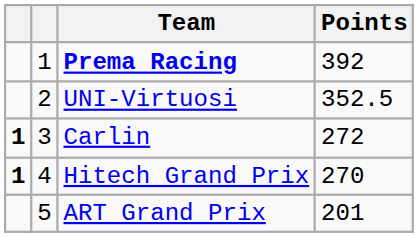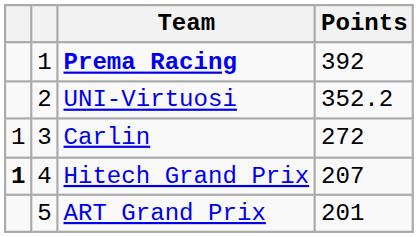(357, 100) 352.5 -> (357, 100) 352.2
(18, 138) bold -> (18, 138) normal
(343, 176) 270 -> (343, 176) 207
